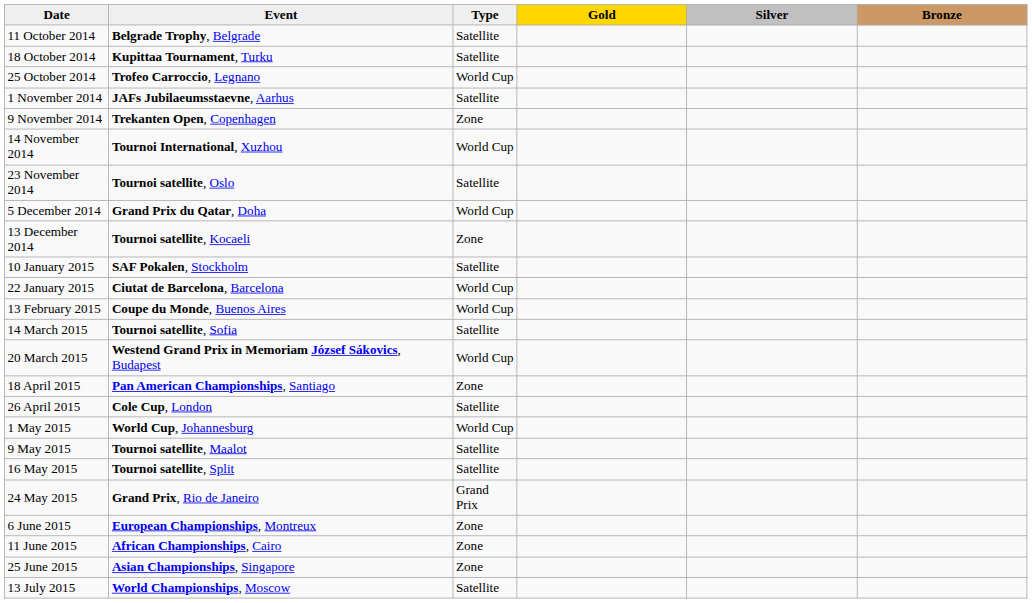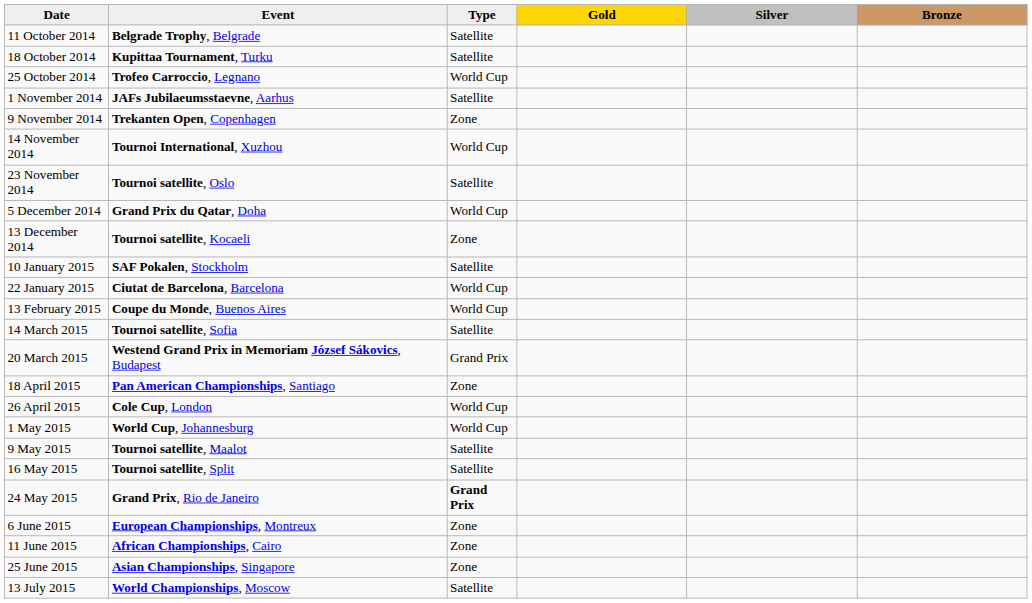(485, 357) World Cup -> (479, 357) Grand Prix
(478, 406) Satellite -> (479, 406) World Cup
(472, 497) normal -> (469, 497) bold
